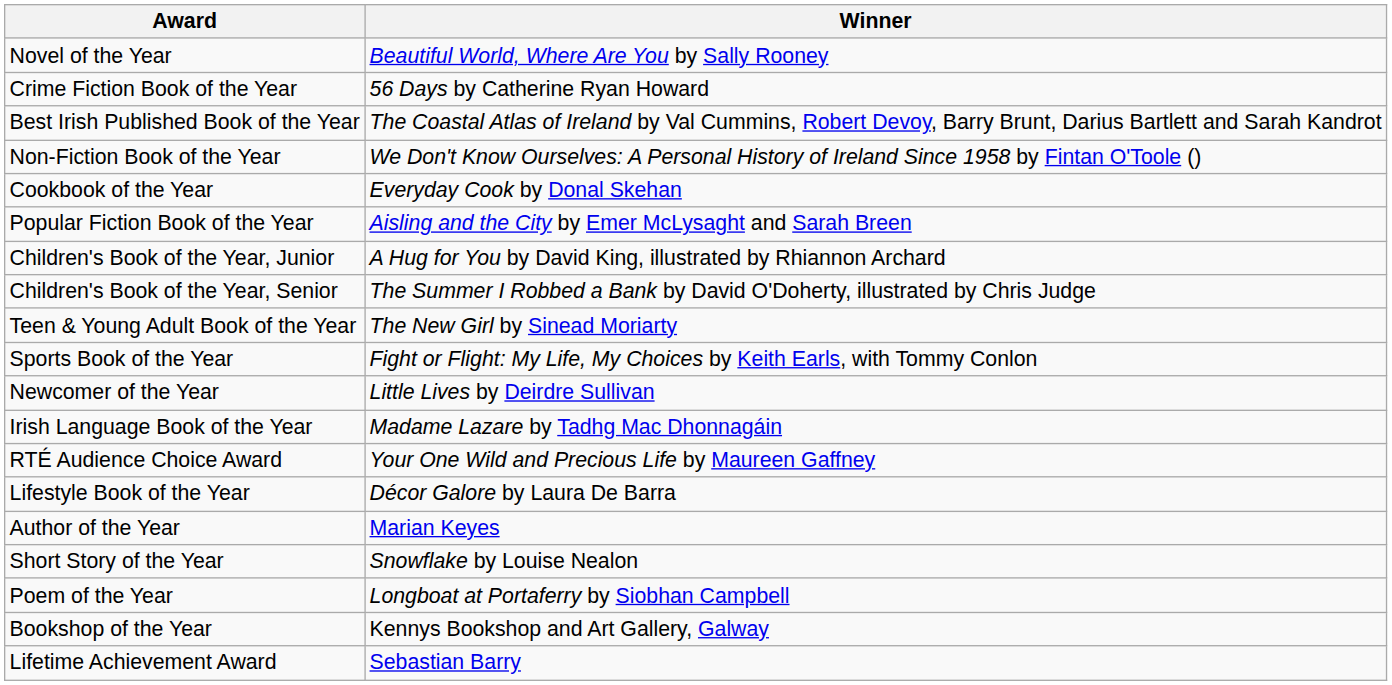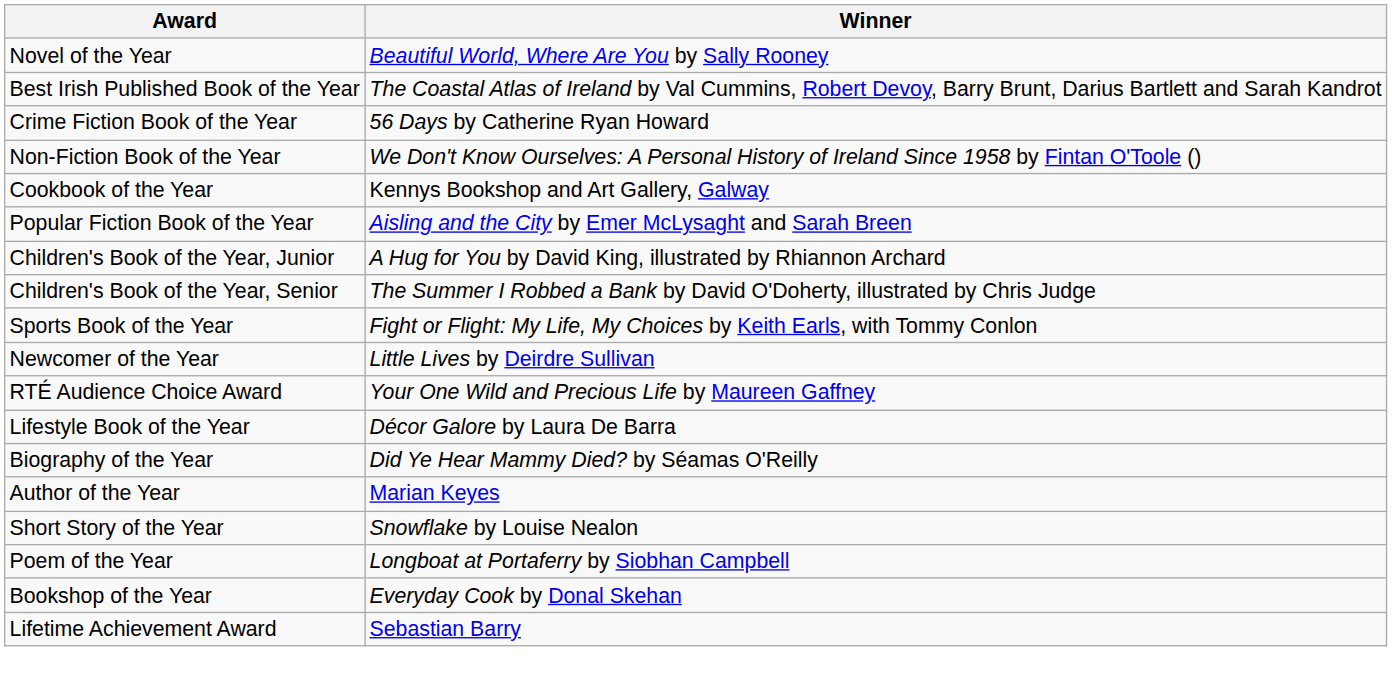rows swapped: (153, 88) <-> (185, 122)
(526, 190) Everyday Cook by Donal Skehan -> (569, 190) Kennys Bookshop and Art Gallery, Galway
- row: (183, 325)
- row: (161, 426)
+ row: (111, 460)
(569, 628) Kennys Bookshop and Art Gallery, Galway -> (526, 595) Everyday Cook by Donal Skehan
